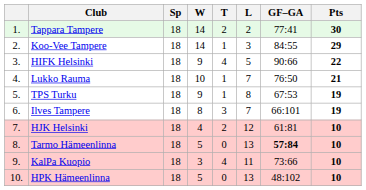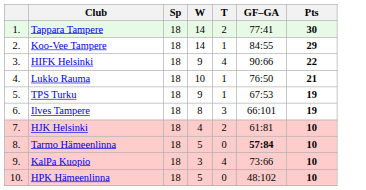- column: (248, 12)
